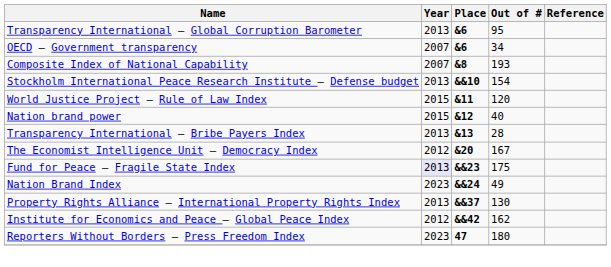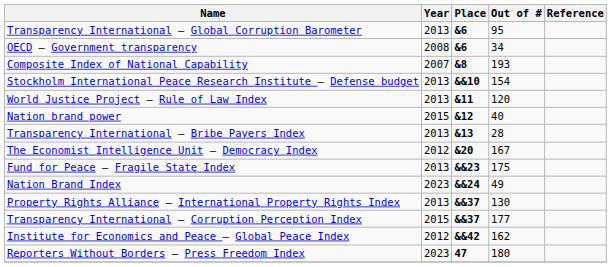(437, 47) 2007 -> (437, 47) 2008
(437, 99) 2015 -> (437, 99) 2013
(437, 167) lavender background -> (437, 167) no background
+ row: (184, 219)
